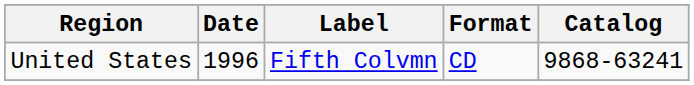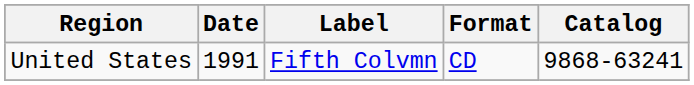(231, 62) 1996 -> (231, 62) 1991
